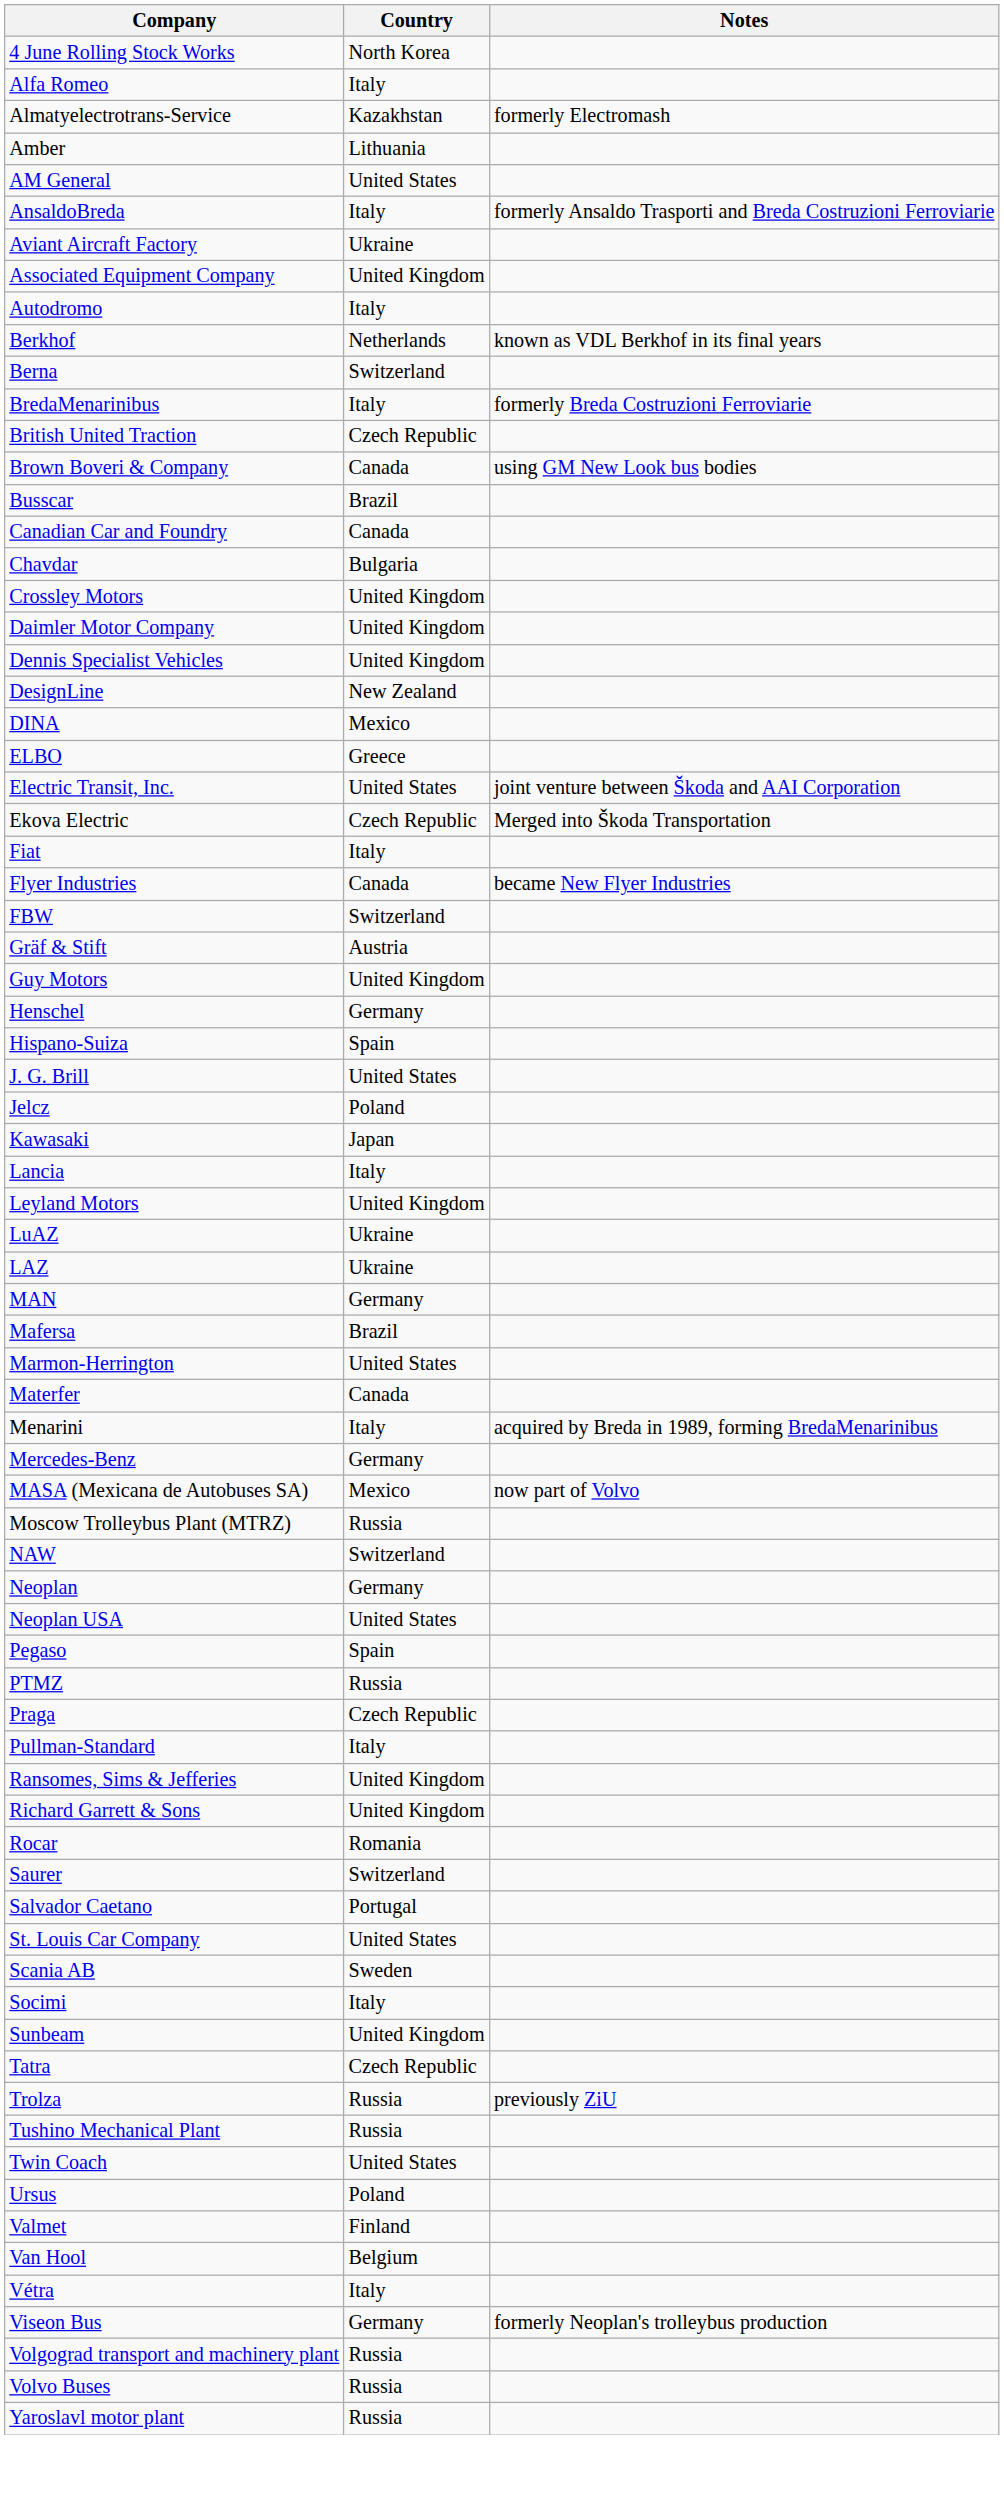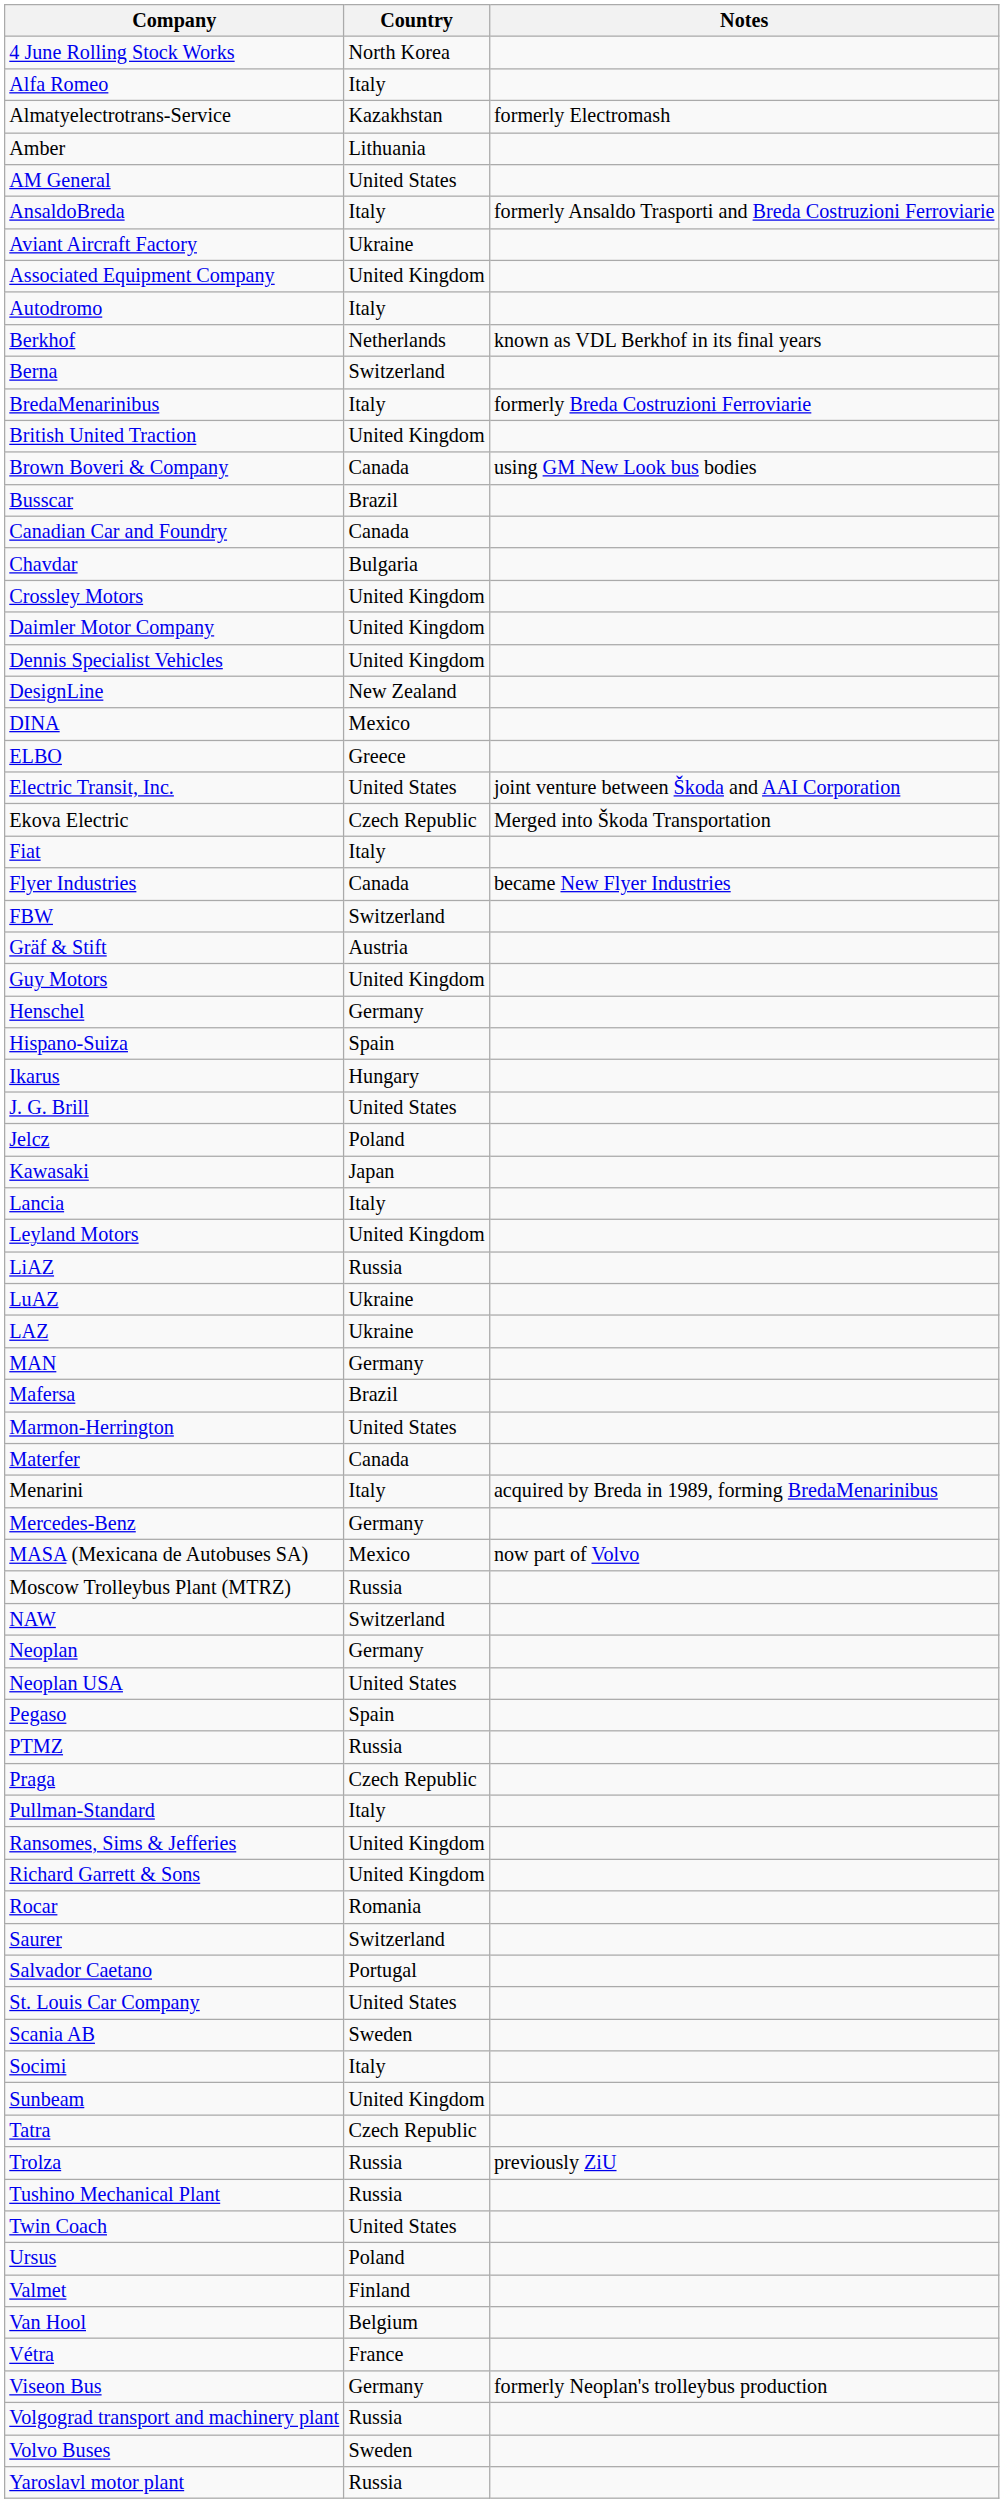(413, 436) Czech Republic -> (417, 436) United Kingdom
+ row: (34, 1075)
+ row: (32, 1267)
(367, 2290) Italy -> (376, 2354) France
(375, 2386) Russia -> (380, 2450) Sweden
